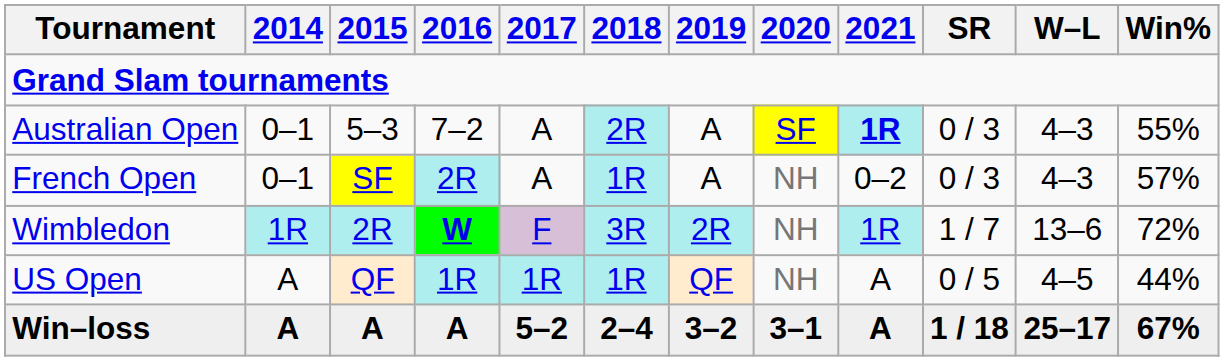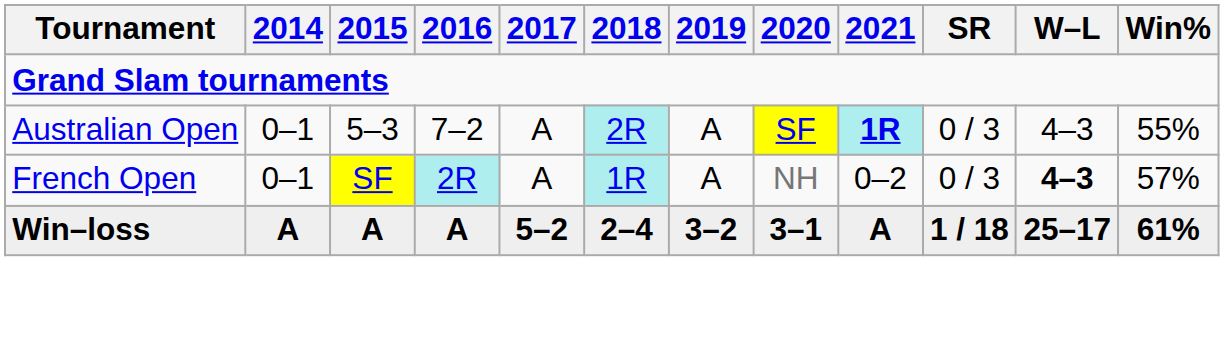(1067, 179) normal -> (1067, 179) bold
- row: (91, 229)
- row: (77, 279)
(1168, 329) 67% -> (1168, 229) 61%
